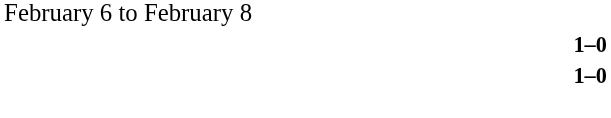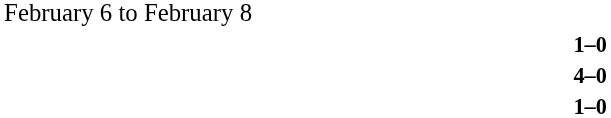+ row: (246, 76)
